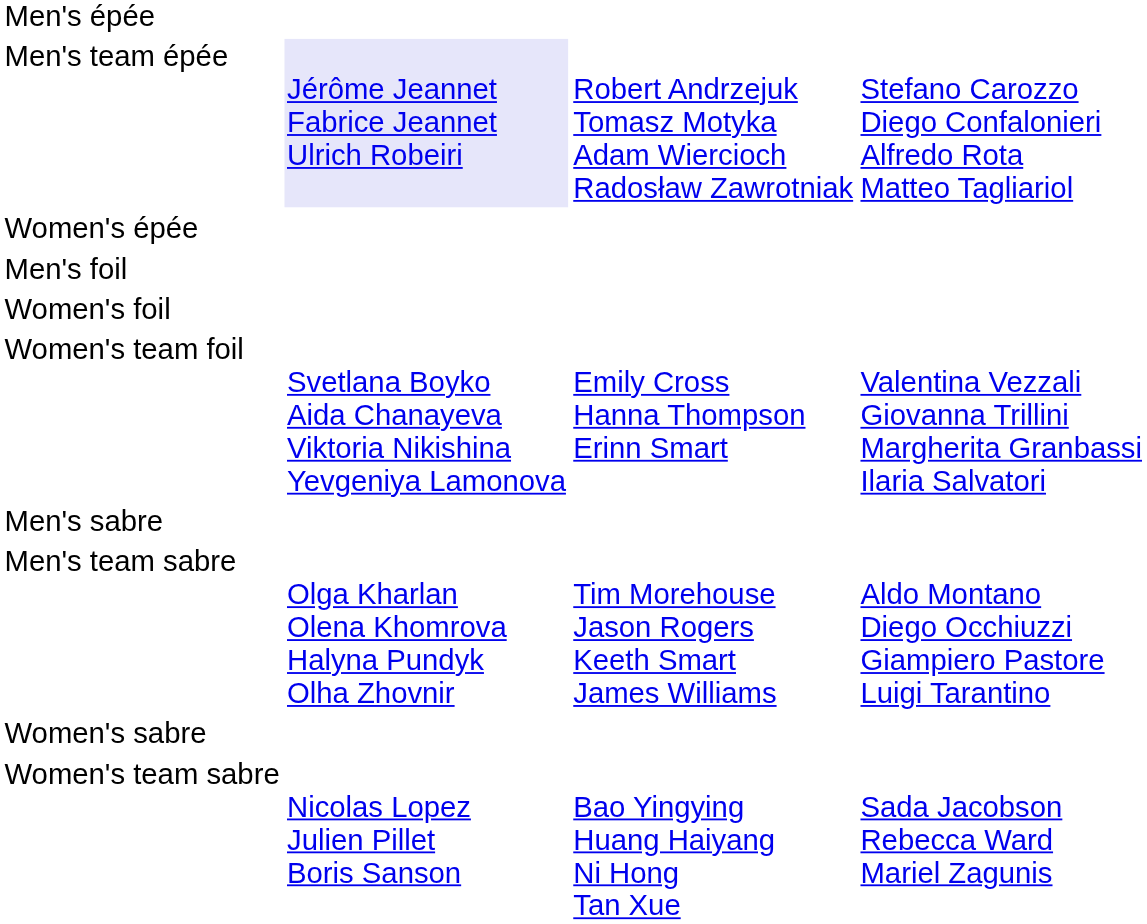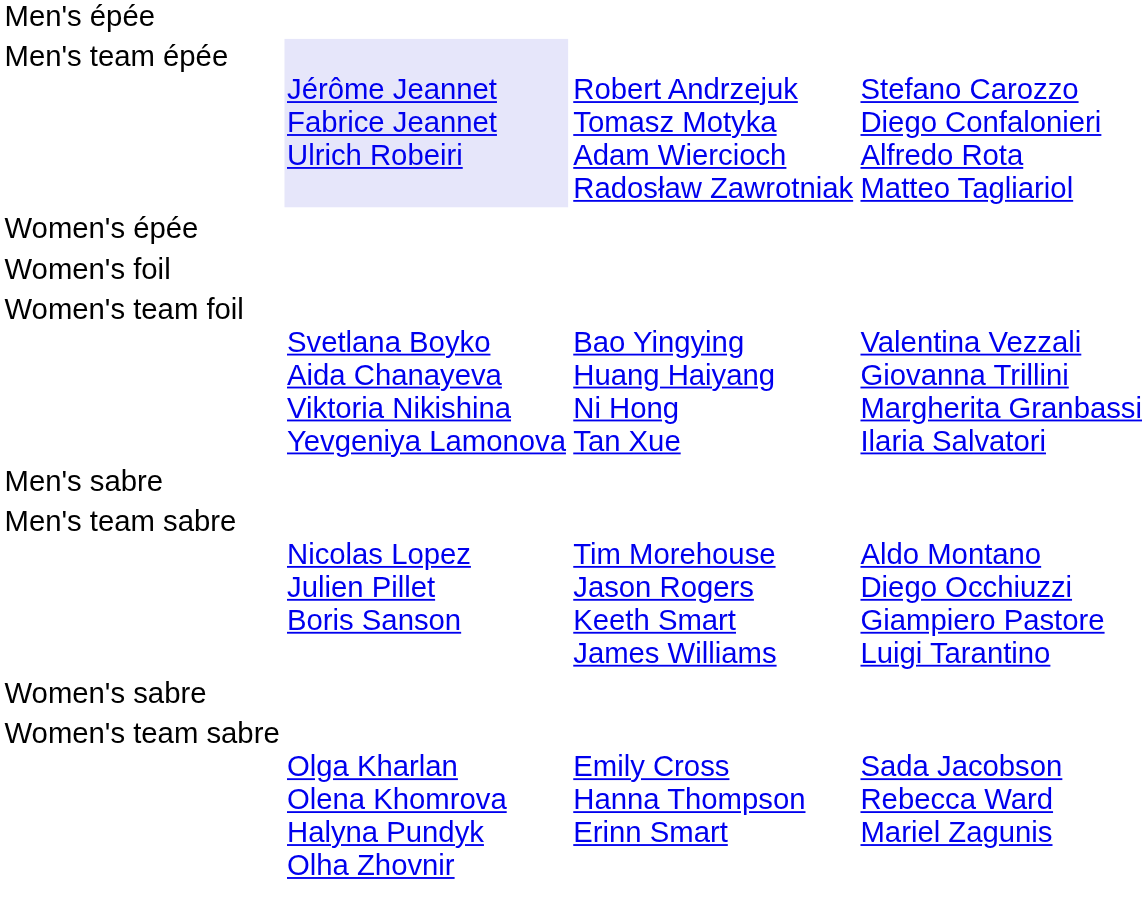- row: (66, 269)
(689, 415) Emily Cross Hanna Thompson Erinn Smart -> (674, 391) Bao Yingying Huang Haiyang Ni Hong Tan Xue
(397, 644) Olga Kharlan Olena Khomrova Halyna Pundyk Olha Zhovnir -> (379, 587) Nicolas Lopez Julien Pillet Boris Sanson
(379, 840) Nicolas Lopez Julien Pillet Boris Sanson -> (397, 816) Olga Kharlan Olena Khomrova Halyna Pundyk Olha Zhovnir
(674, 856) Bao Yingying Huang Haiyang Ni Hong Tan Xue -> (689, 799) Emily Cross Hanna Thompson Erinn Smart
